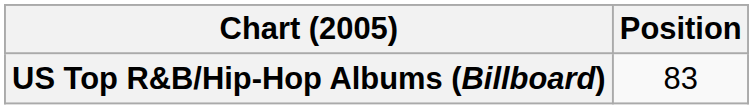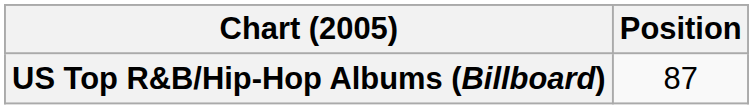(681, 77) 83 -> (681, 77) 87
